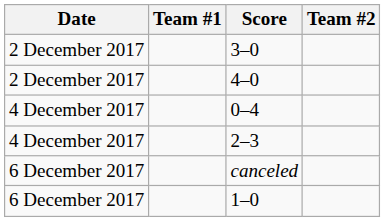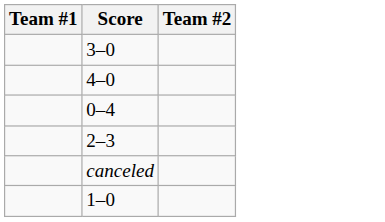- column: (77, 19)
